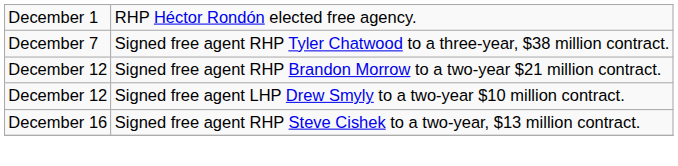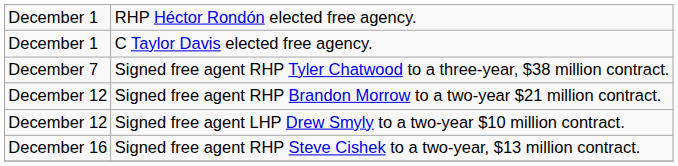+ row: (244, 43)
